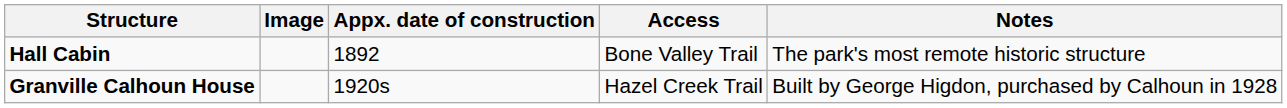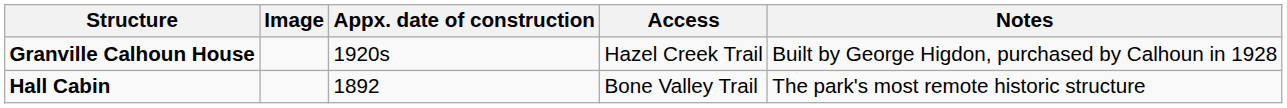rows swapped: (132, 86) <-> (60, 53)
